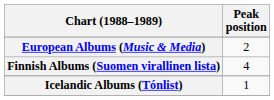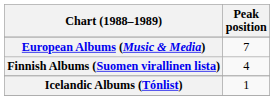(246, 47) 2 -> (246, 47) 7
